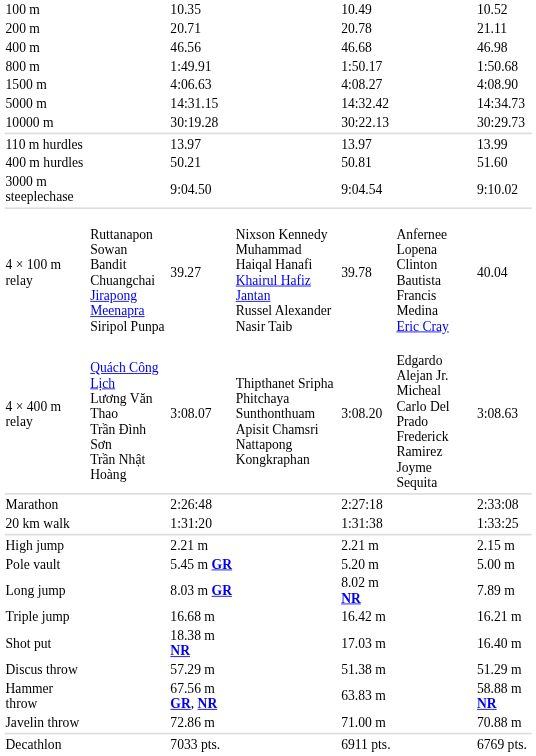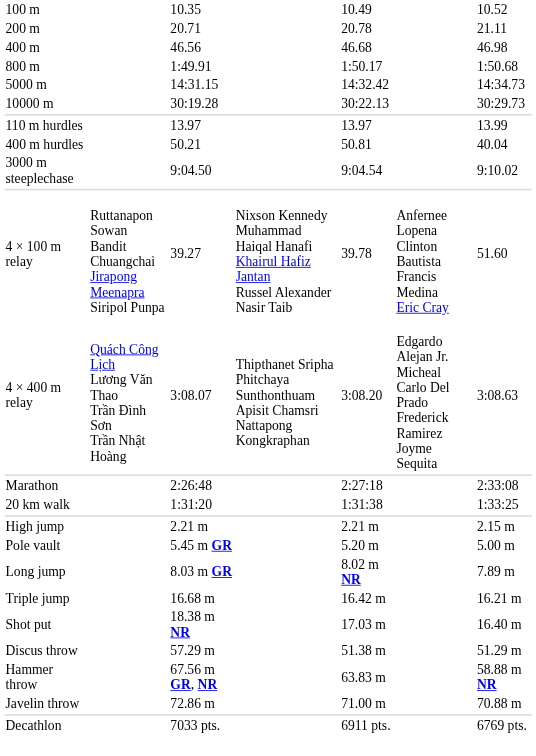- row: (26, 85)
(492, 163) 51.60 -> (492, 144) 40.04
(492, 272) 40.04 -> (492, 254) 51.60
